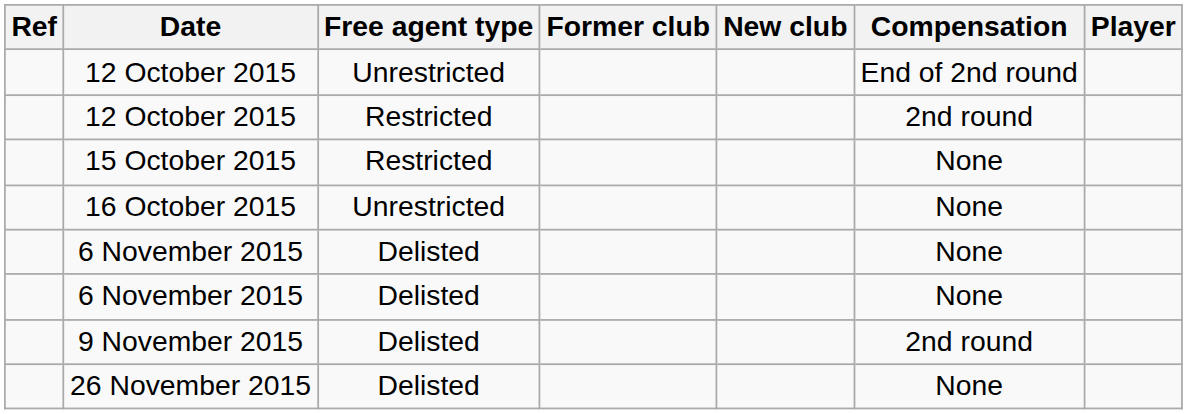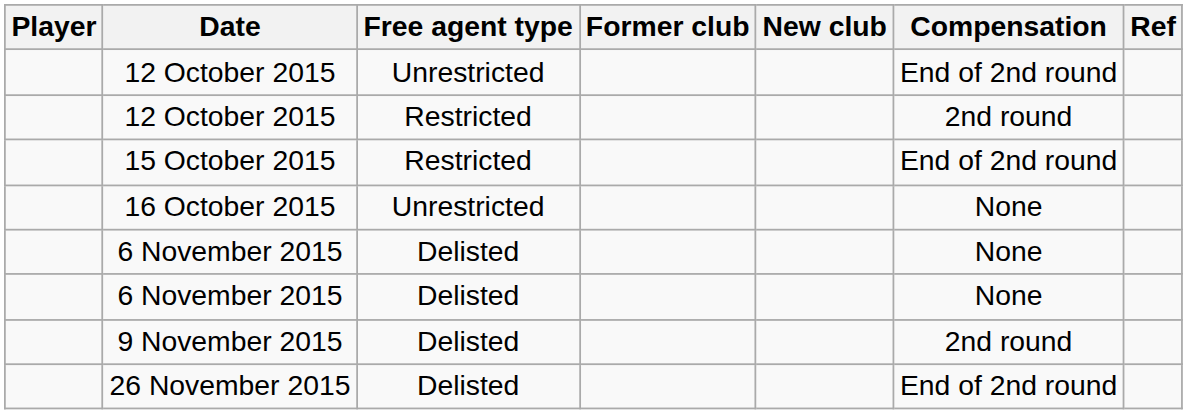columns swapped: (1133, 26) <-> (34, 26)
(969, 161) None -> (1009, 161) End of 2nd round
(969, 386) None -> (1009, 386) End of 2nd round
